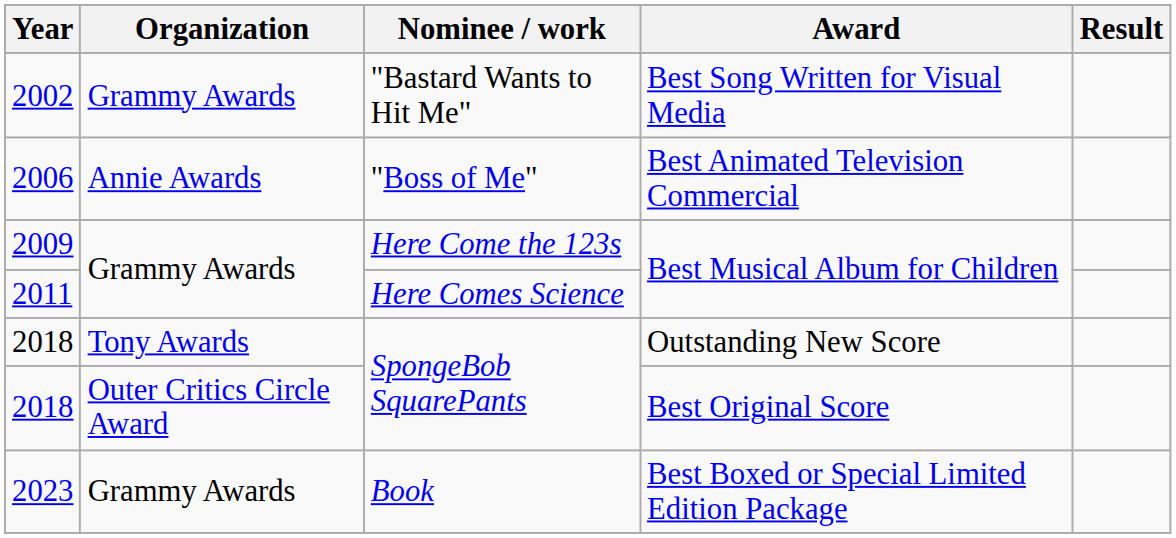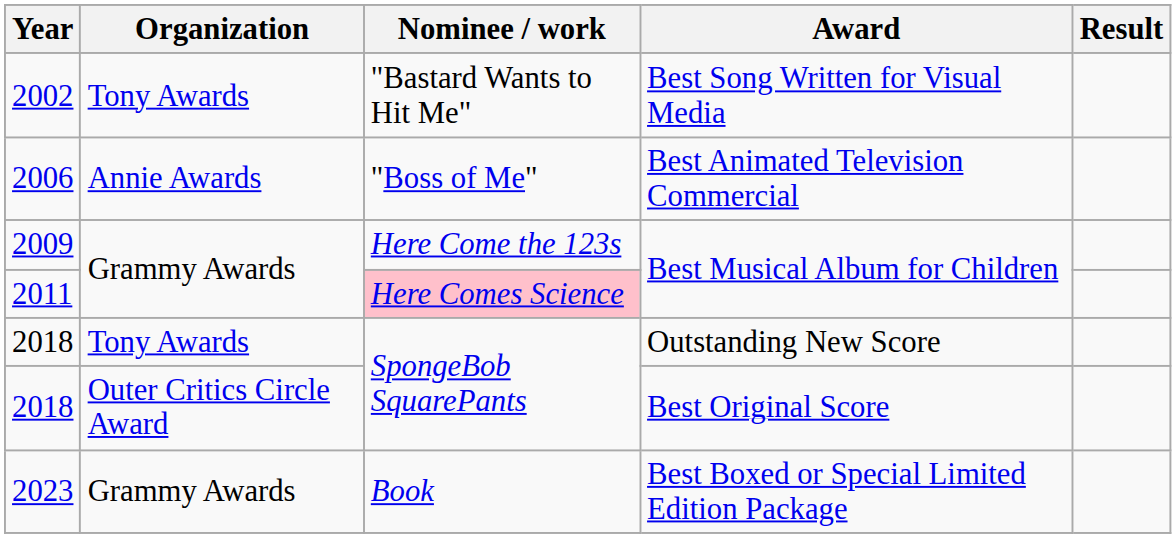(192, 94) Grammy Awards -> (168, 94) Tony Awards
(497, 292) no background -> (497, 292) pink background
